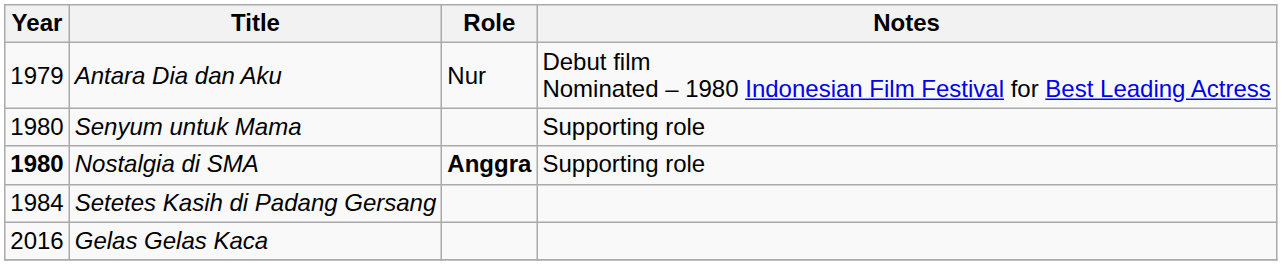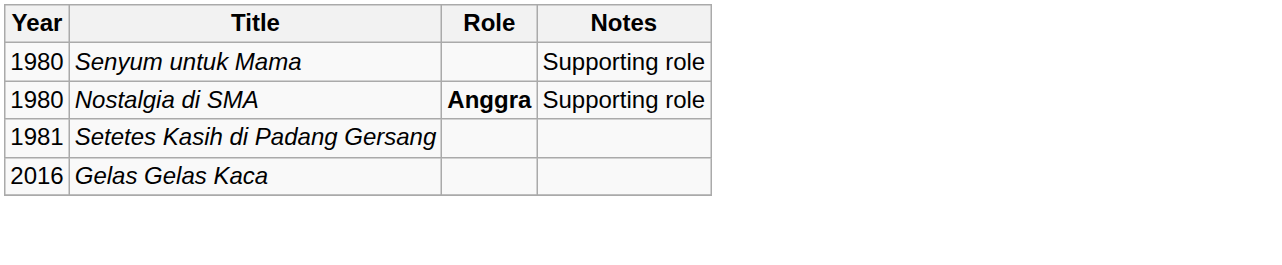- row: (178, 75)
(37, 164) bold -> (37, 99) normal
(37, 202) 1984 -> (37, 137) 1981
